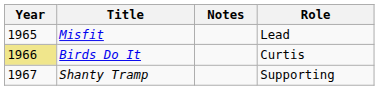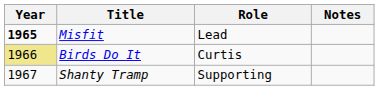columns swapped: (316, 15) <-> (226, 15)
(22, 35) normal -> (22, 35) bold
